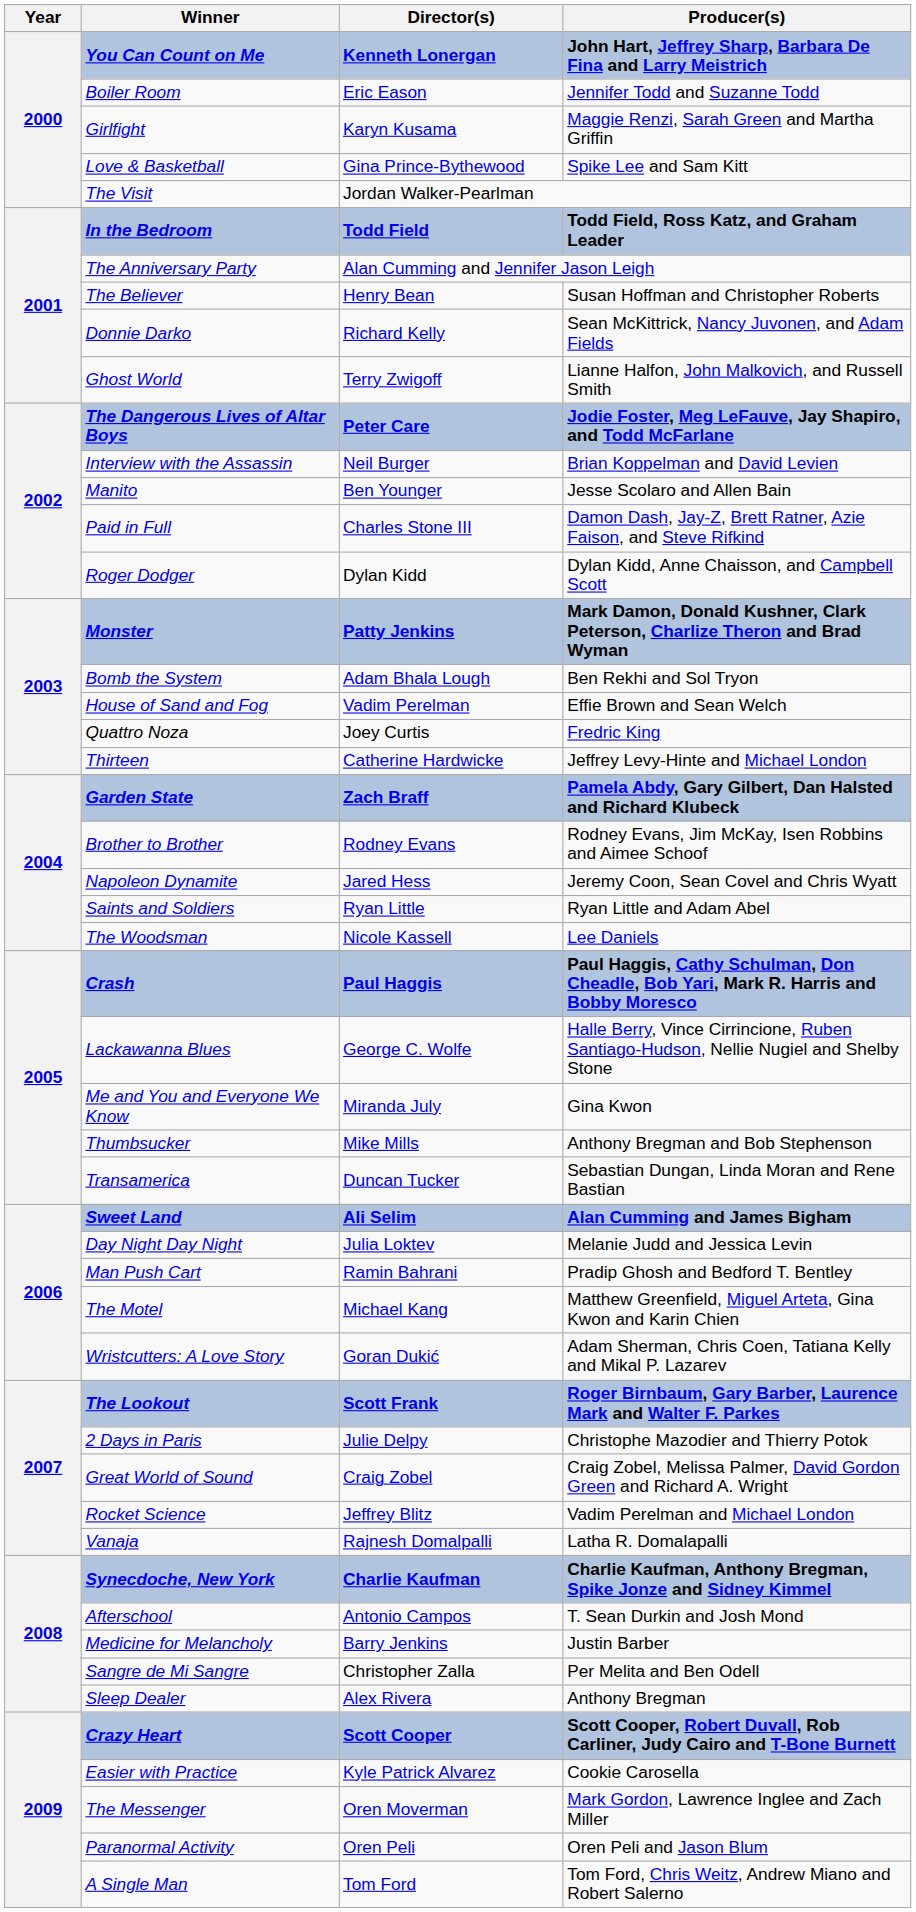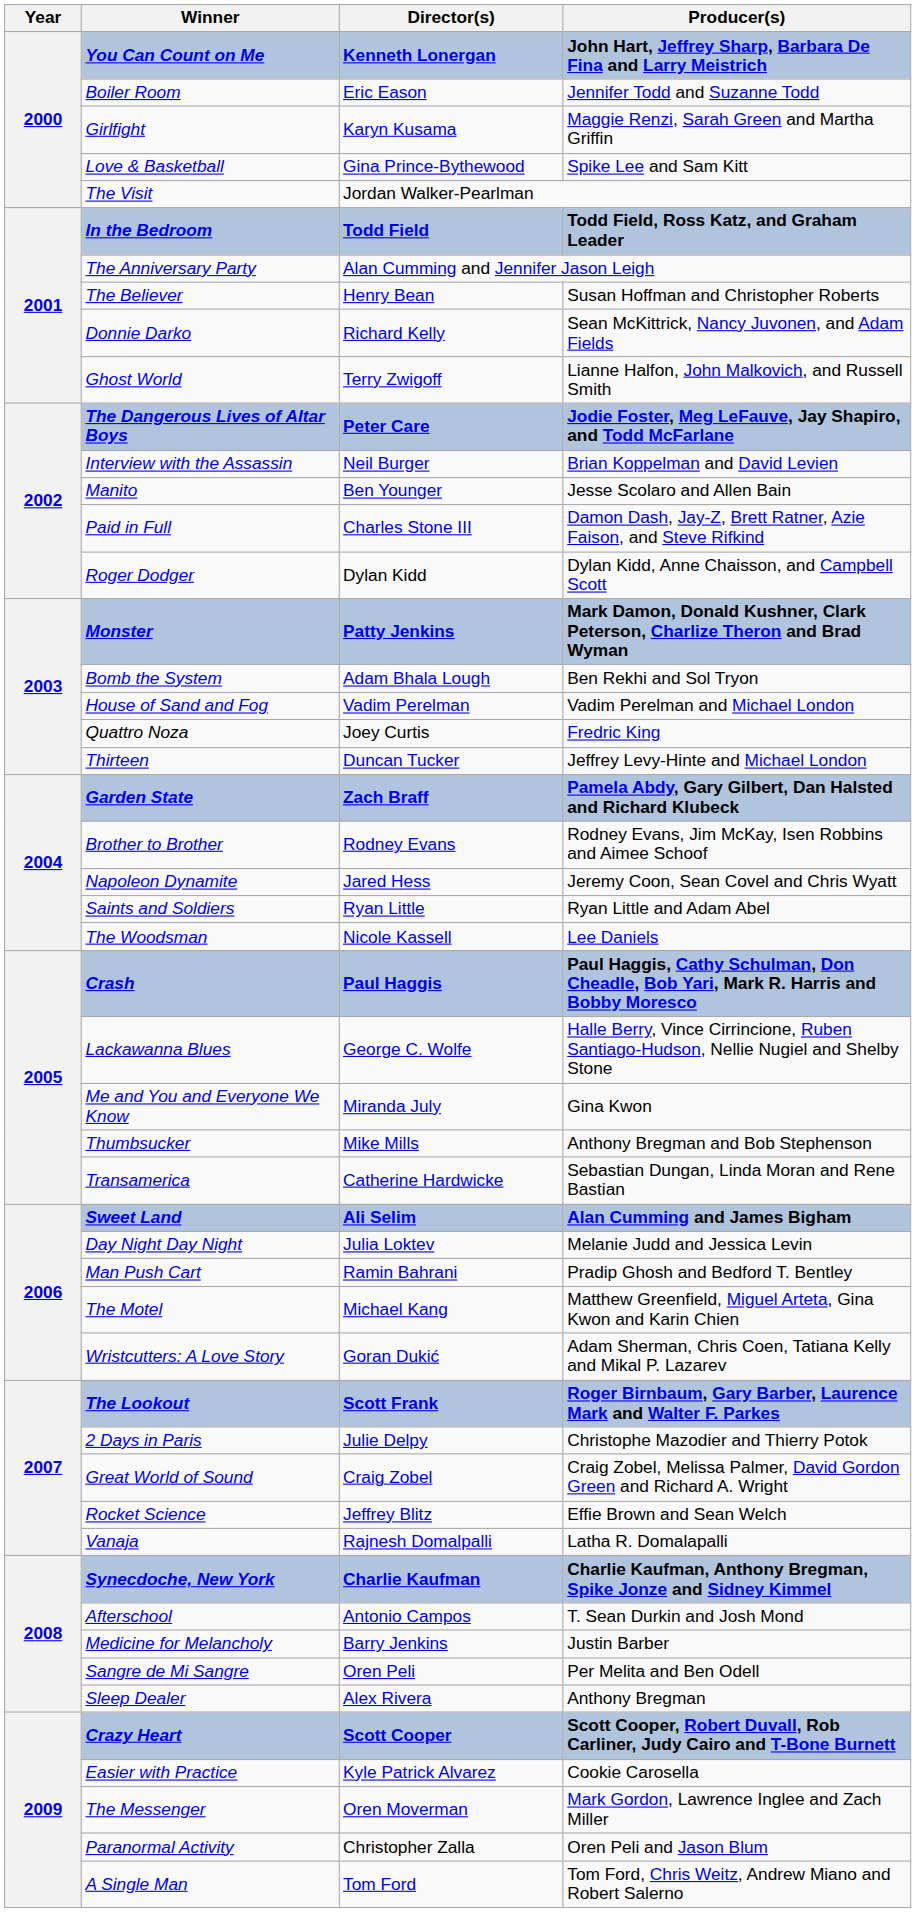(677, 705) Effie Brown and Sean Welch -> (711, 705) Vadim Perelman and Michael London
(423, 760) Catherine Hardwicke -> (401, 760) Duncan Tucker
(401, 1180) Duncan Tucker -> (423, 1180) Catherine Hardwicke
(711, 1514) Vadim Perelman and Michael London -> (677, 1514) Effie Brown and Sean Welch
(409, 1671) Christopher Zalla -> (379, 1671) Oren Peli
(379, 1847) Oren Peli -> (409, 1847) Christopher Zalla
